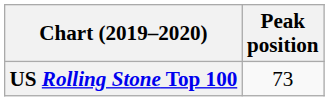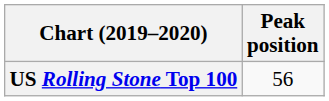(283, 78) 73 -> (283, 78) 56
